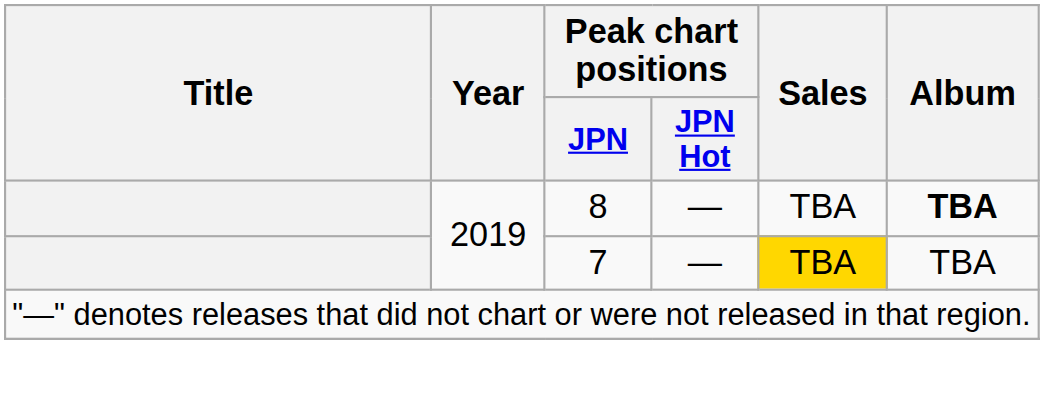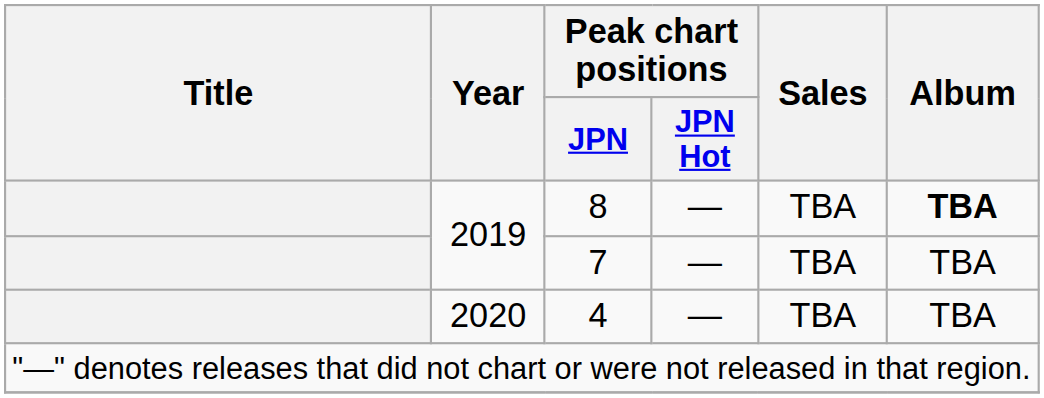(823, 261) gold background -> (823, 261) no background
+ row: (598, 316)
